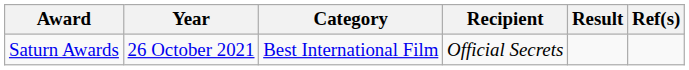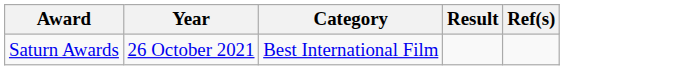- column: (505, 19)
